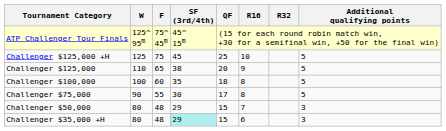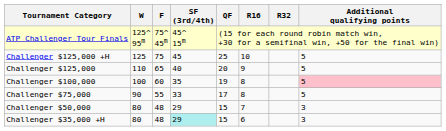(177, 69) 38 -> (177, 69) 40
(223, 82) 18 -> (223, 82) 19
(303, 82) no background -> (303, 82) pink background
(177, 94) 30 -> (177, 94) 33
